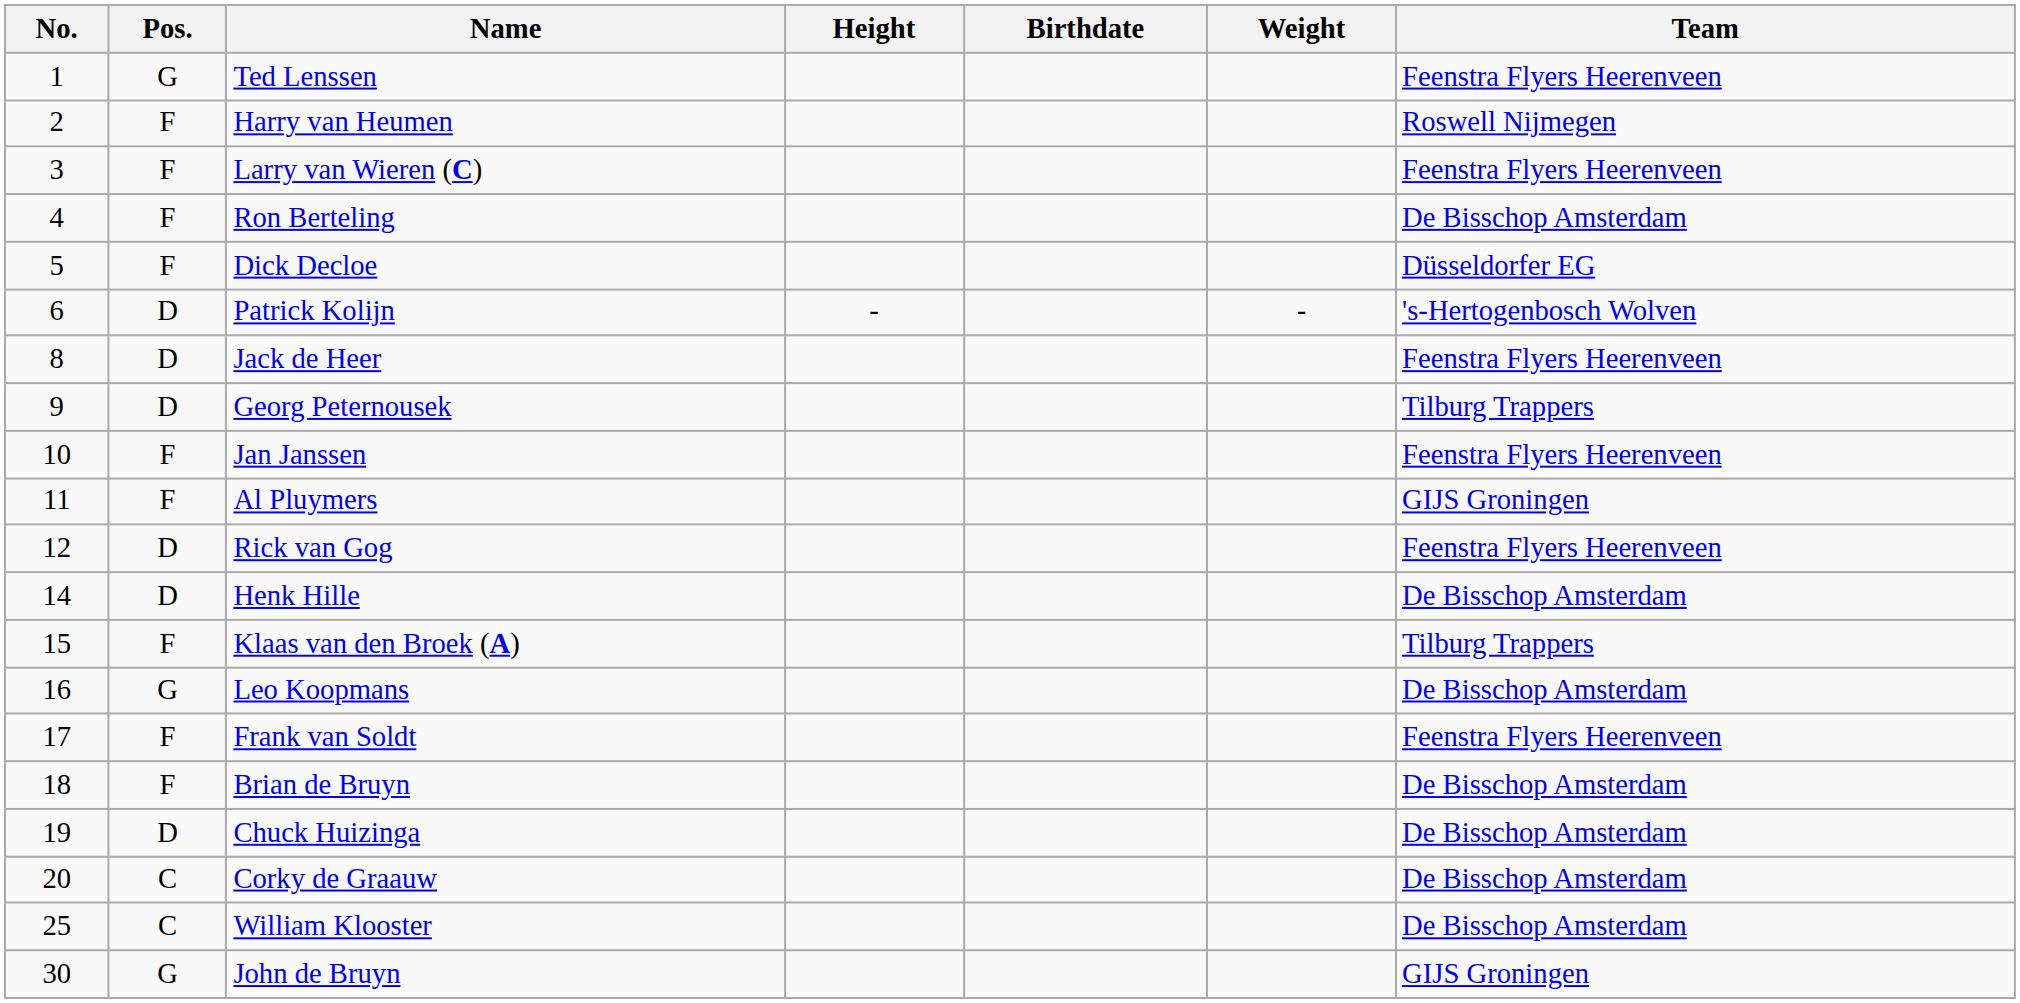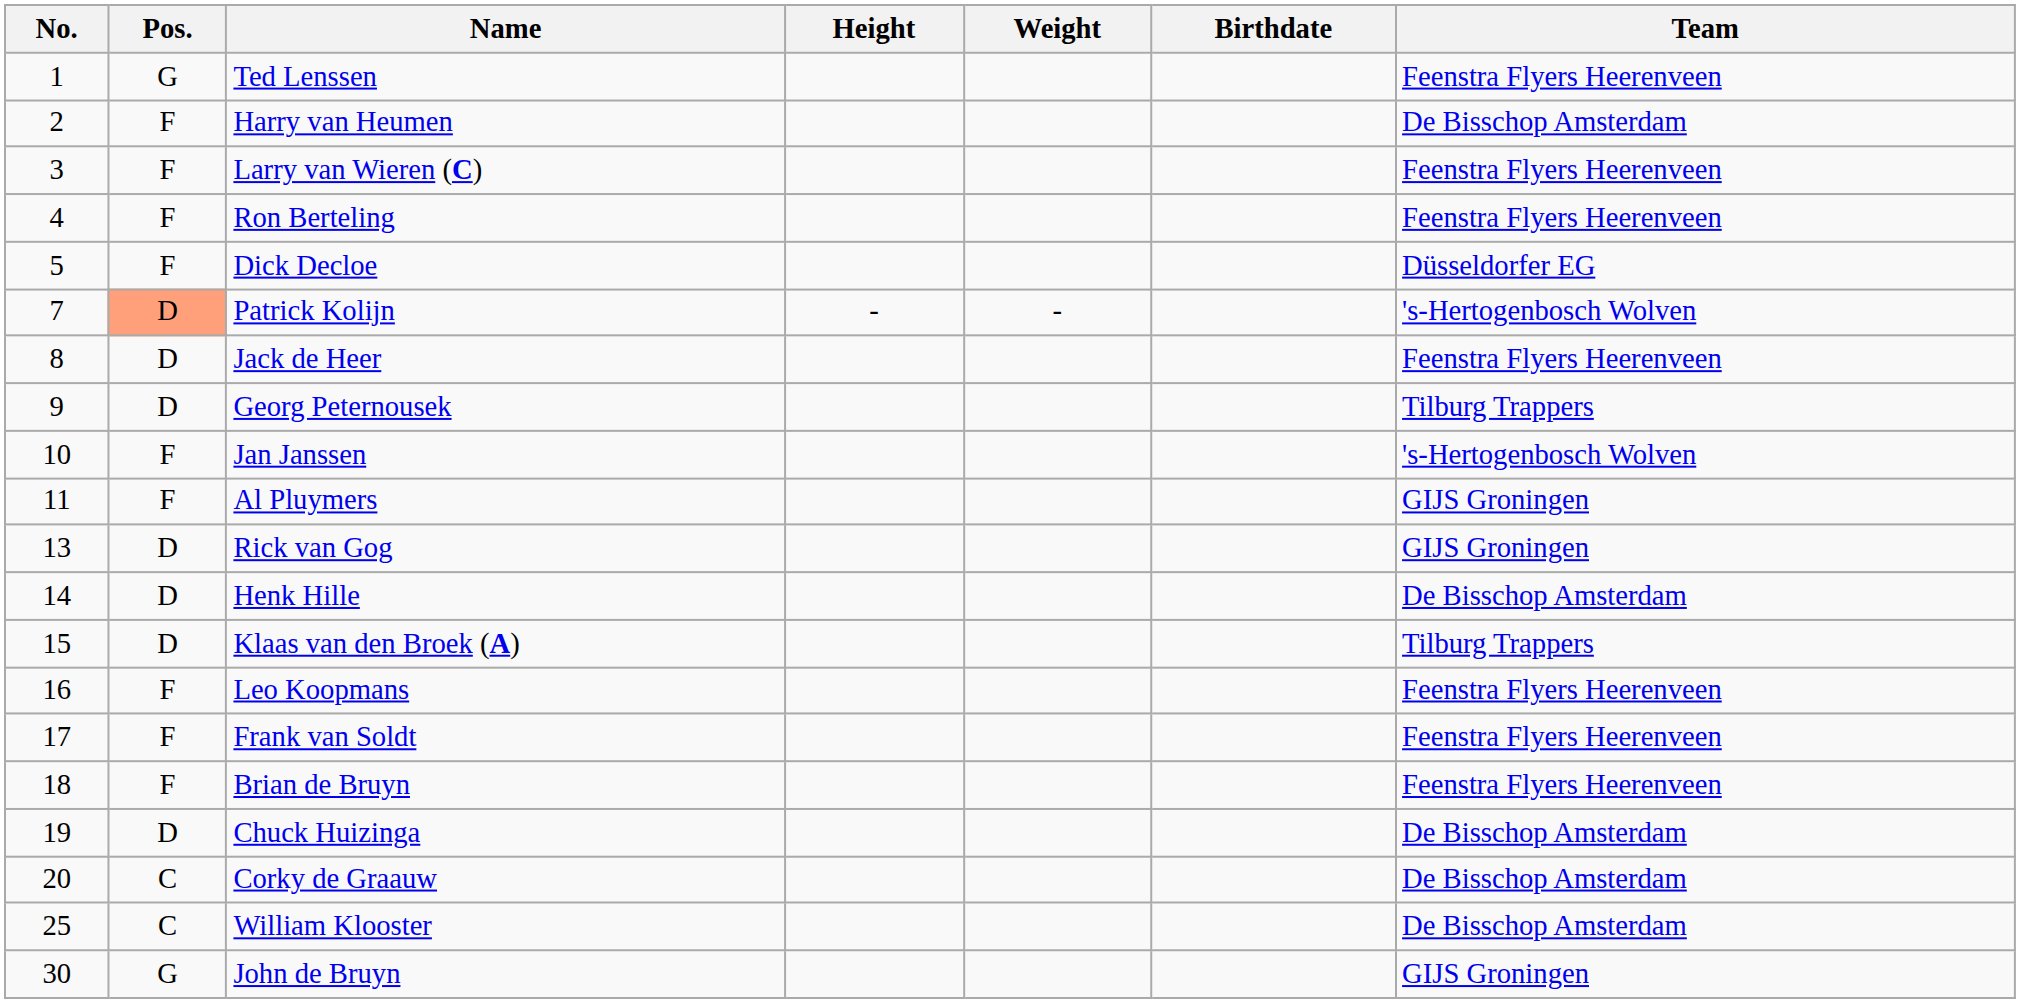columns swapped: (1301, 28) <-> (1085, 28)
(1509, 123) Roswell Nijmegen -> (1544, 123) De Bisschop Amsterdam
(1544, 217) De Bisschop Amsterdam -> (1562, 217) Feenstra Flyers Heerenveen
(57, 312) 6 -> (57, 312) 7
(168, 312) no background -> (168, 312) lightsalmon background
(1562, 453) Feenstra Flyers Heerenveen -> (1549, 453) 's-Hertogenbosch Wolven
(57, 548) 12 -> (57, 548) 13
(1562, 548) Feenstra Flyers Heerenveen -> (1496, 548) GIJS Groningen
(168, 642) F -> (168, 642) D
(168, 690) G -> (168, 690) F
(1544, 690) De Bisschop Amsterdam -> (1562, 690) Feenstra Flyers Heerenveen
(1544, 784) De Bisschop Amsterdam -> (1562, 784) Feenstra Flyers Heerenveen
